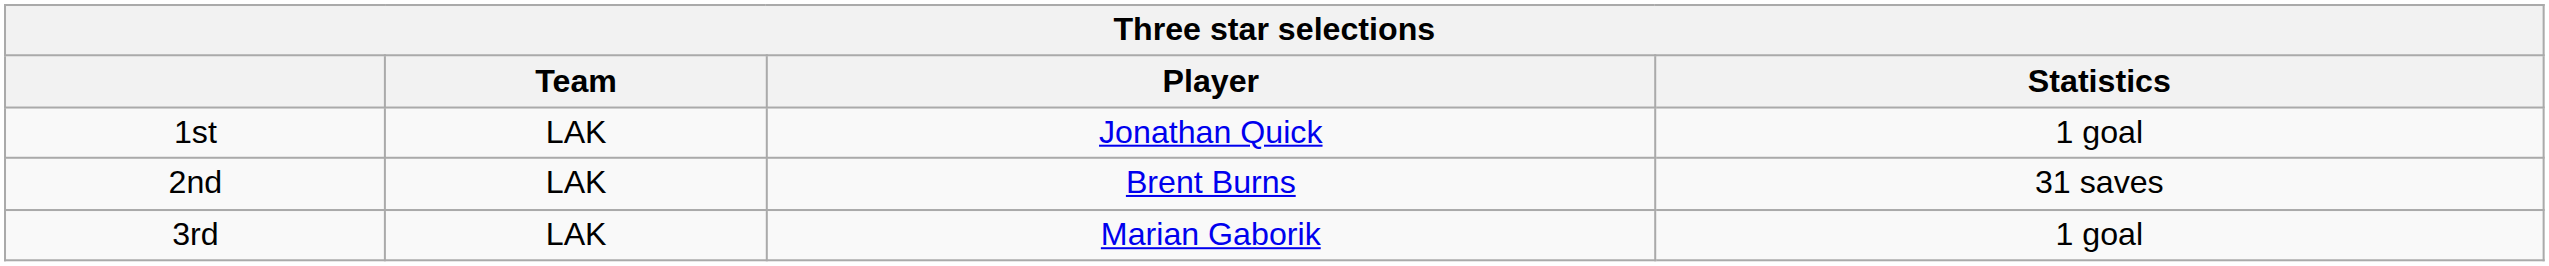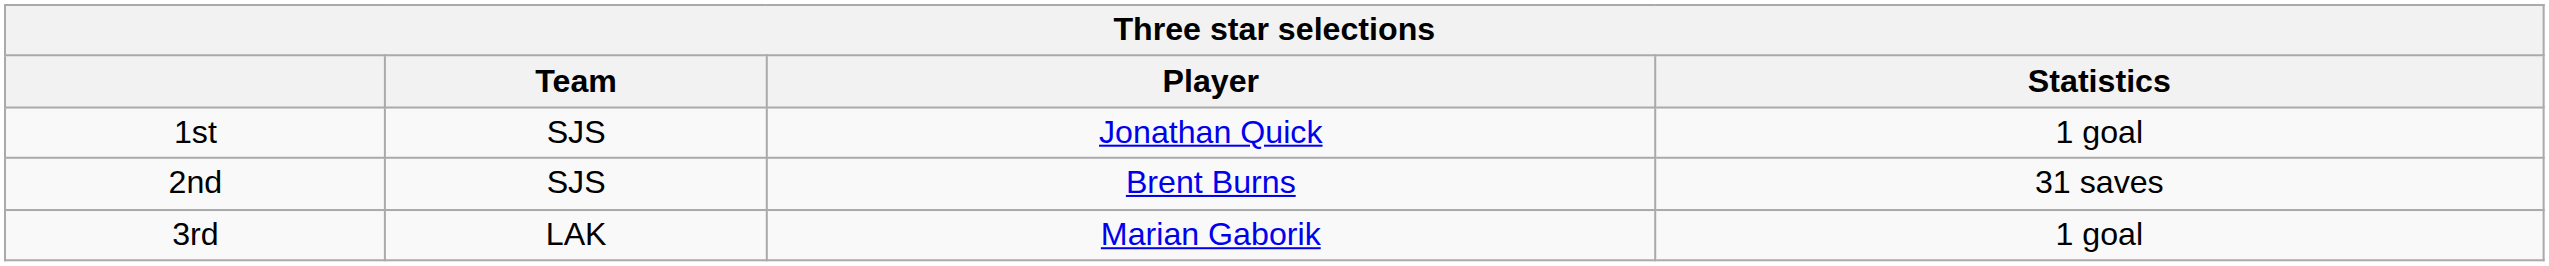(576, 132) LAK -> (576, 132) SJS
(576, 183) LAK -> (576, 183) SJS
